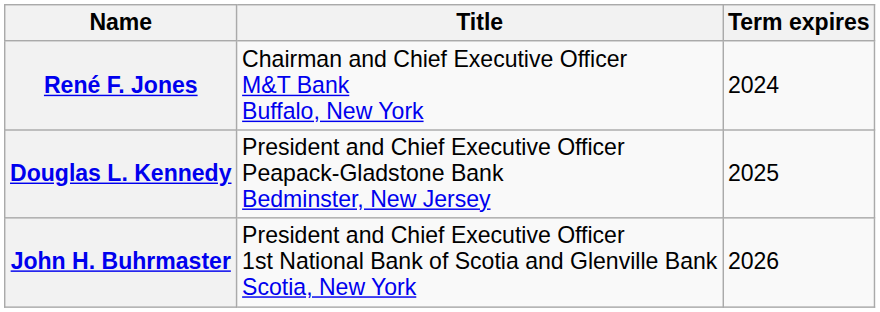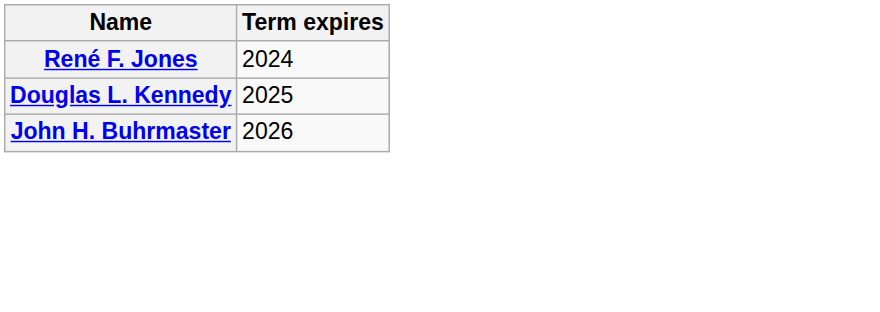- column: (480, 22)
